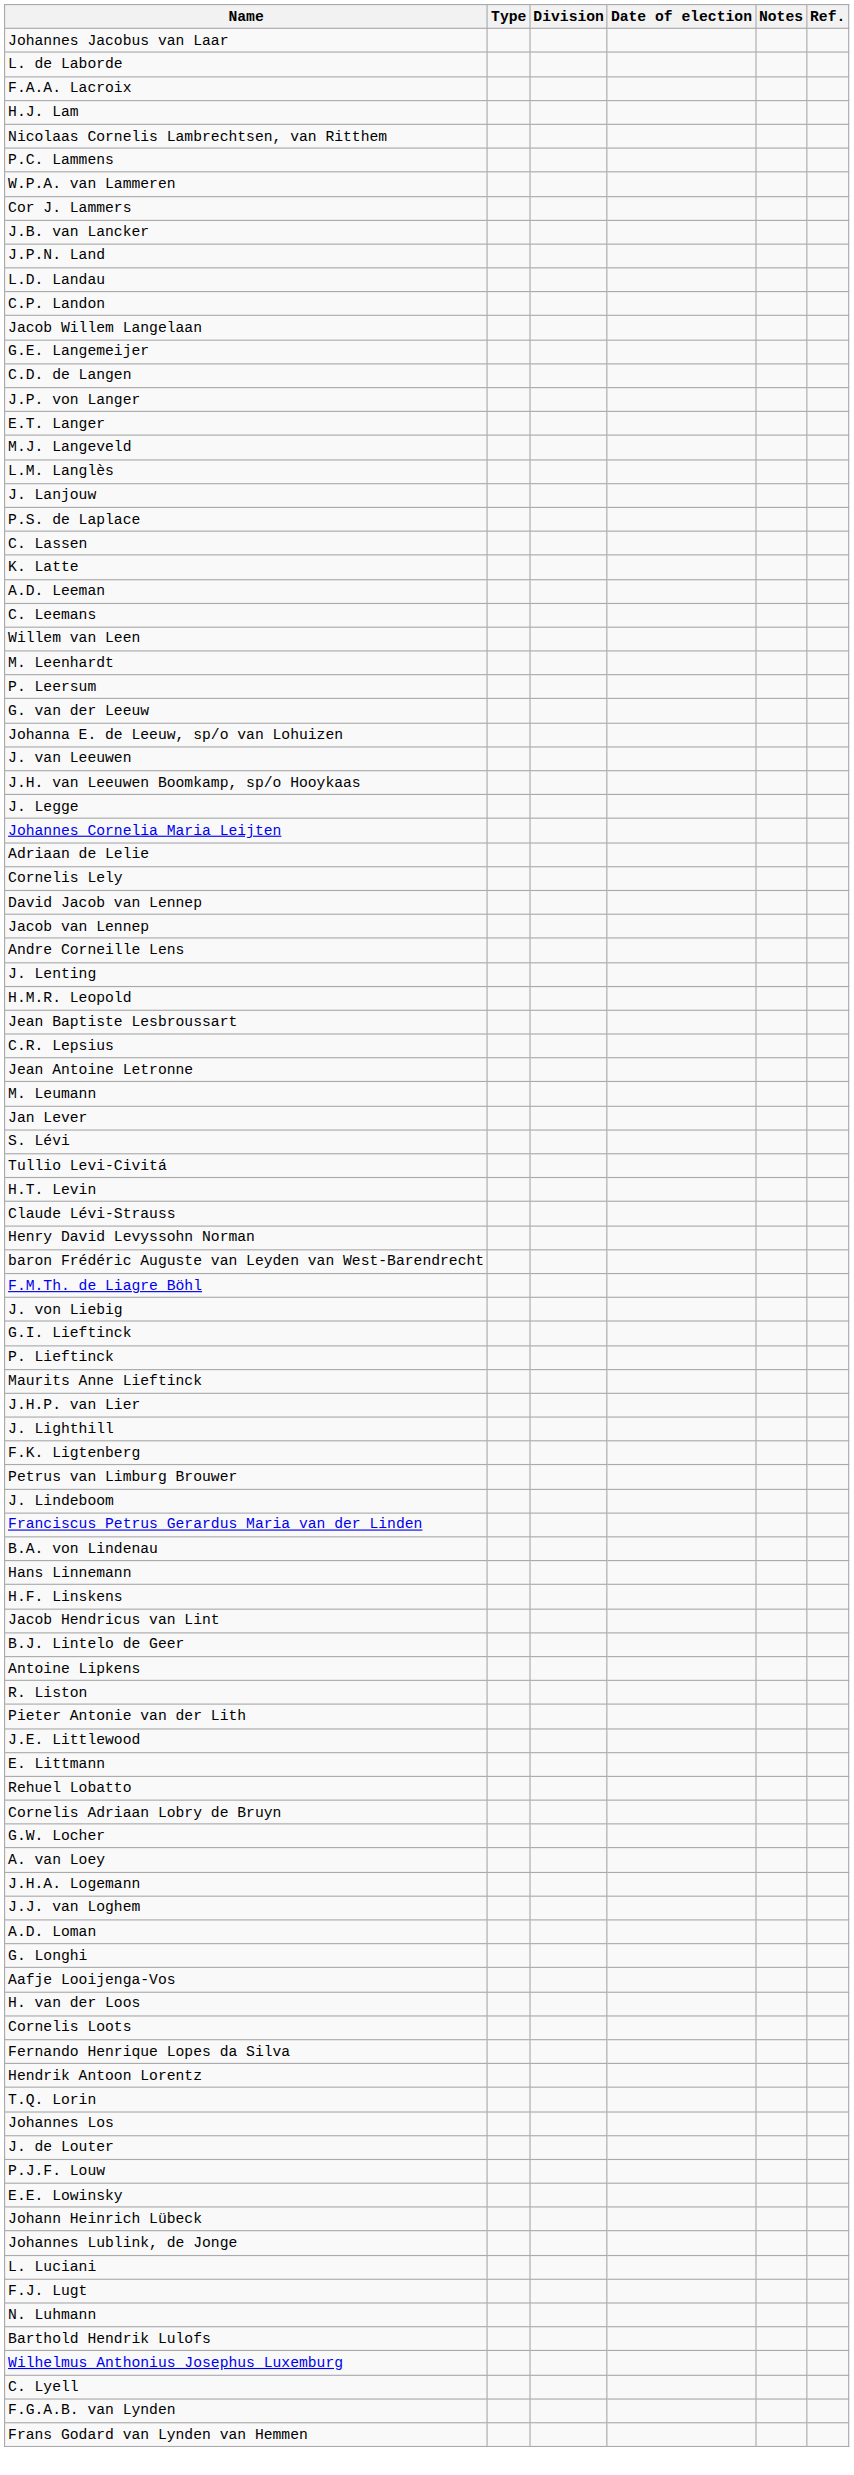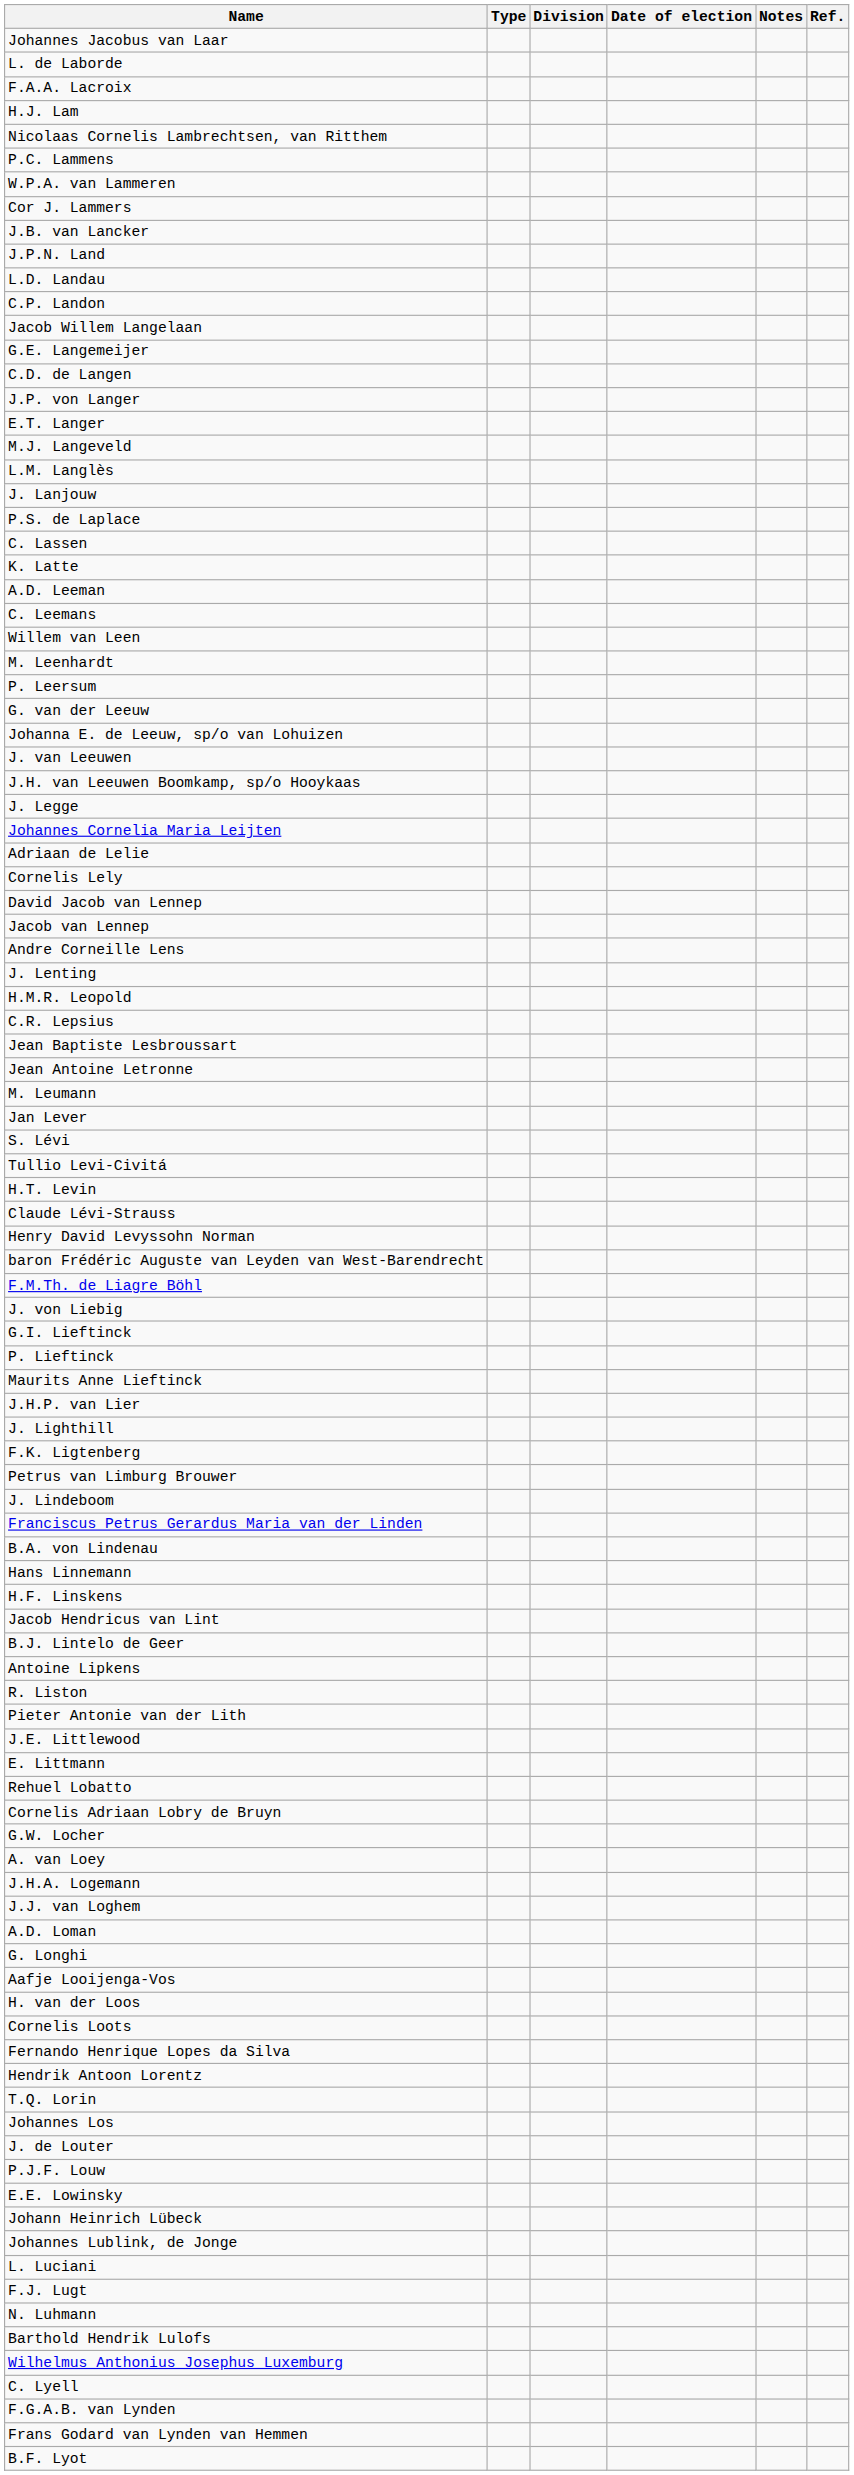rows swapped: (61, 1046) <-> (123, 1022)
+ row: (48, 2459)
